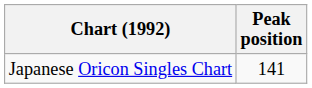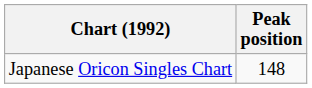(271, 68) 141 -> (271, 68) 148
